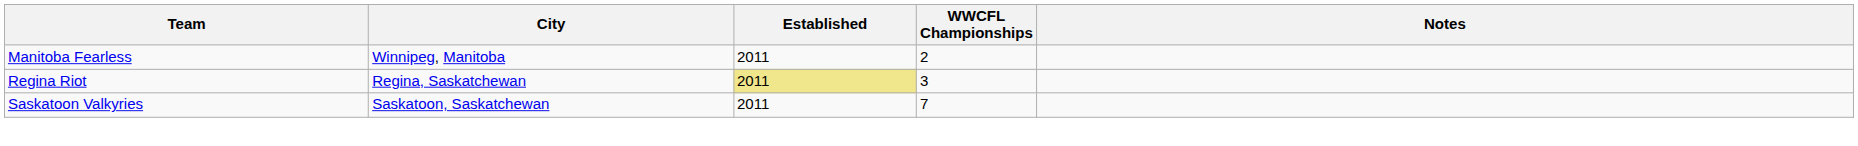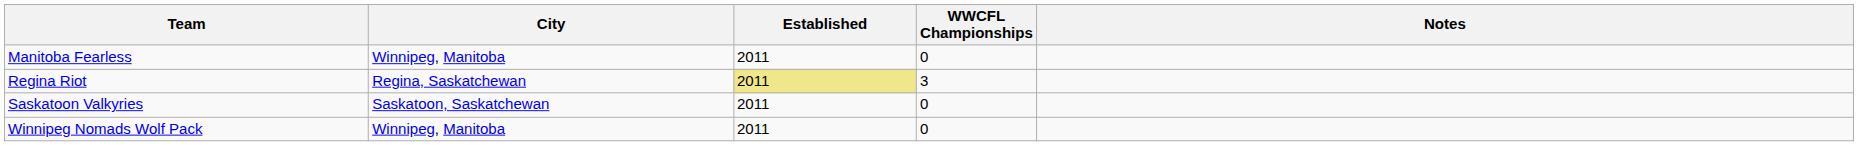(924, 57) 2 -> (924, 57) 0
(924, 104) 7 -> (924, 104) 0
+ row: (105, 128)
